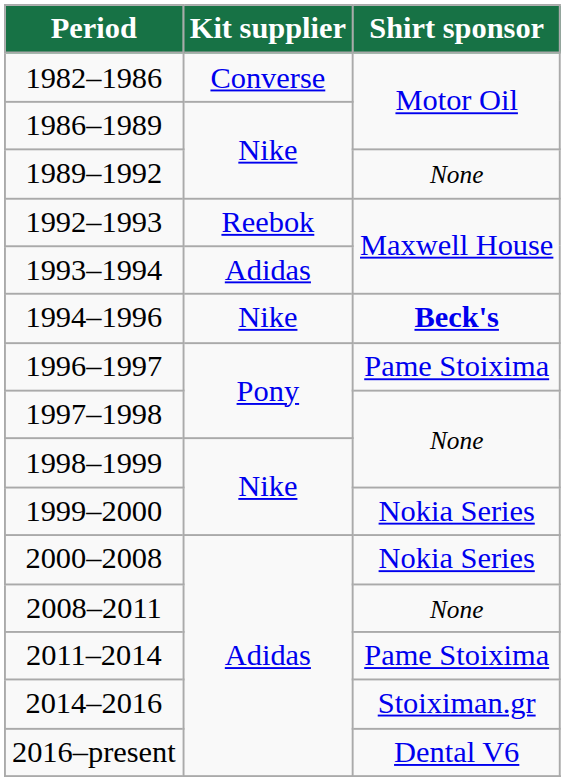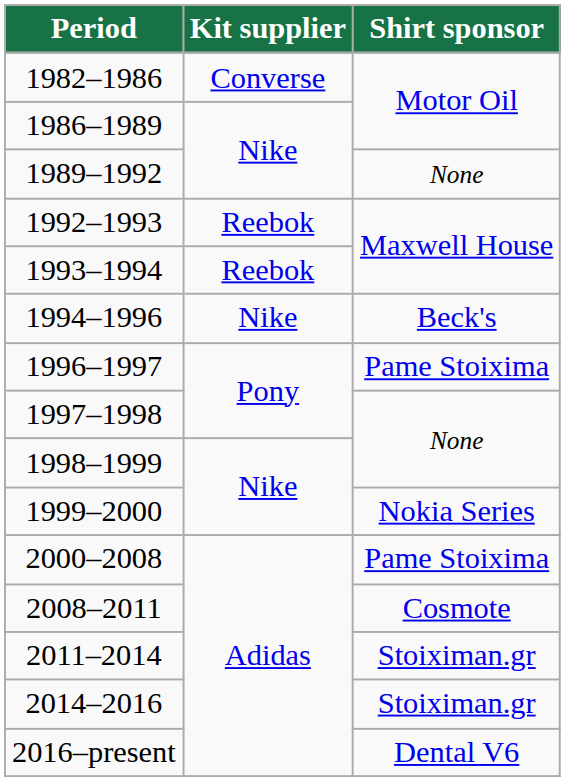(268, 269) Adidas -> (268, 269) Reebok
(457, 317) bold -> (457, 317) normal
(457, 558) Nokia Series -> (457, 558) Pame Stoixima
(457, 609) None -> (457, 607) Cosmote
(457, 655) Pame Stoixima -> (457, 655) Stoiximan.gr
